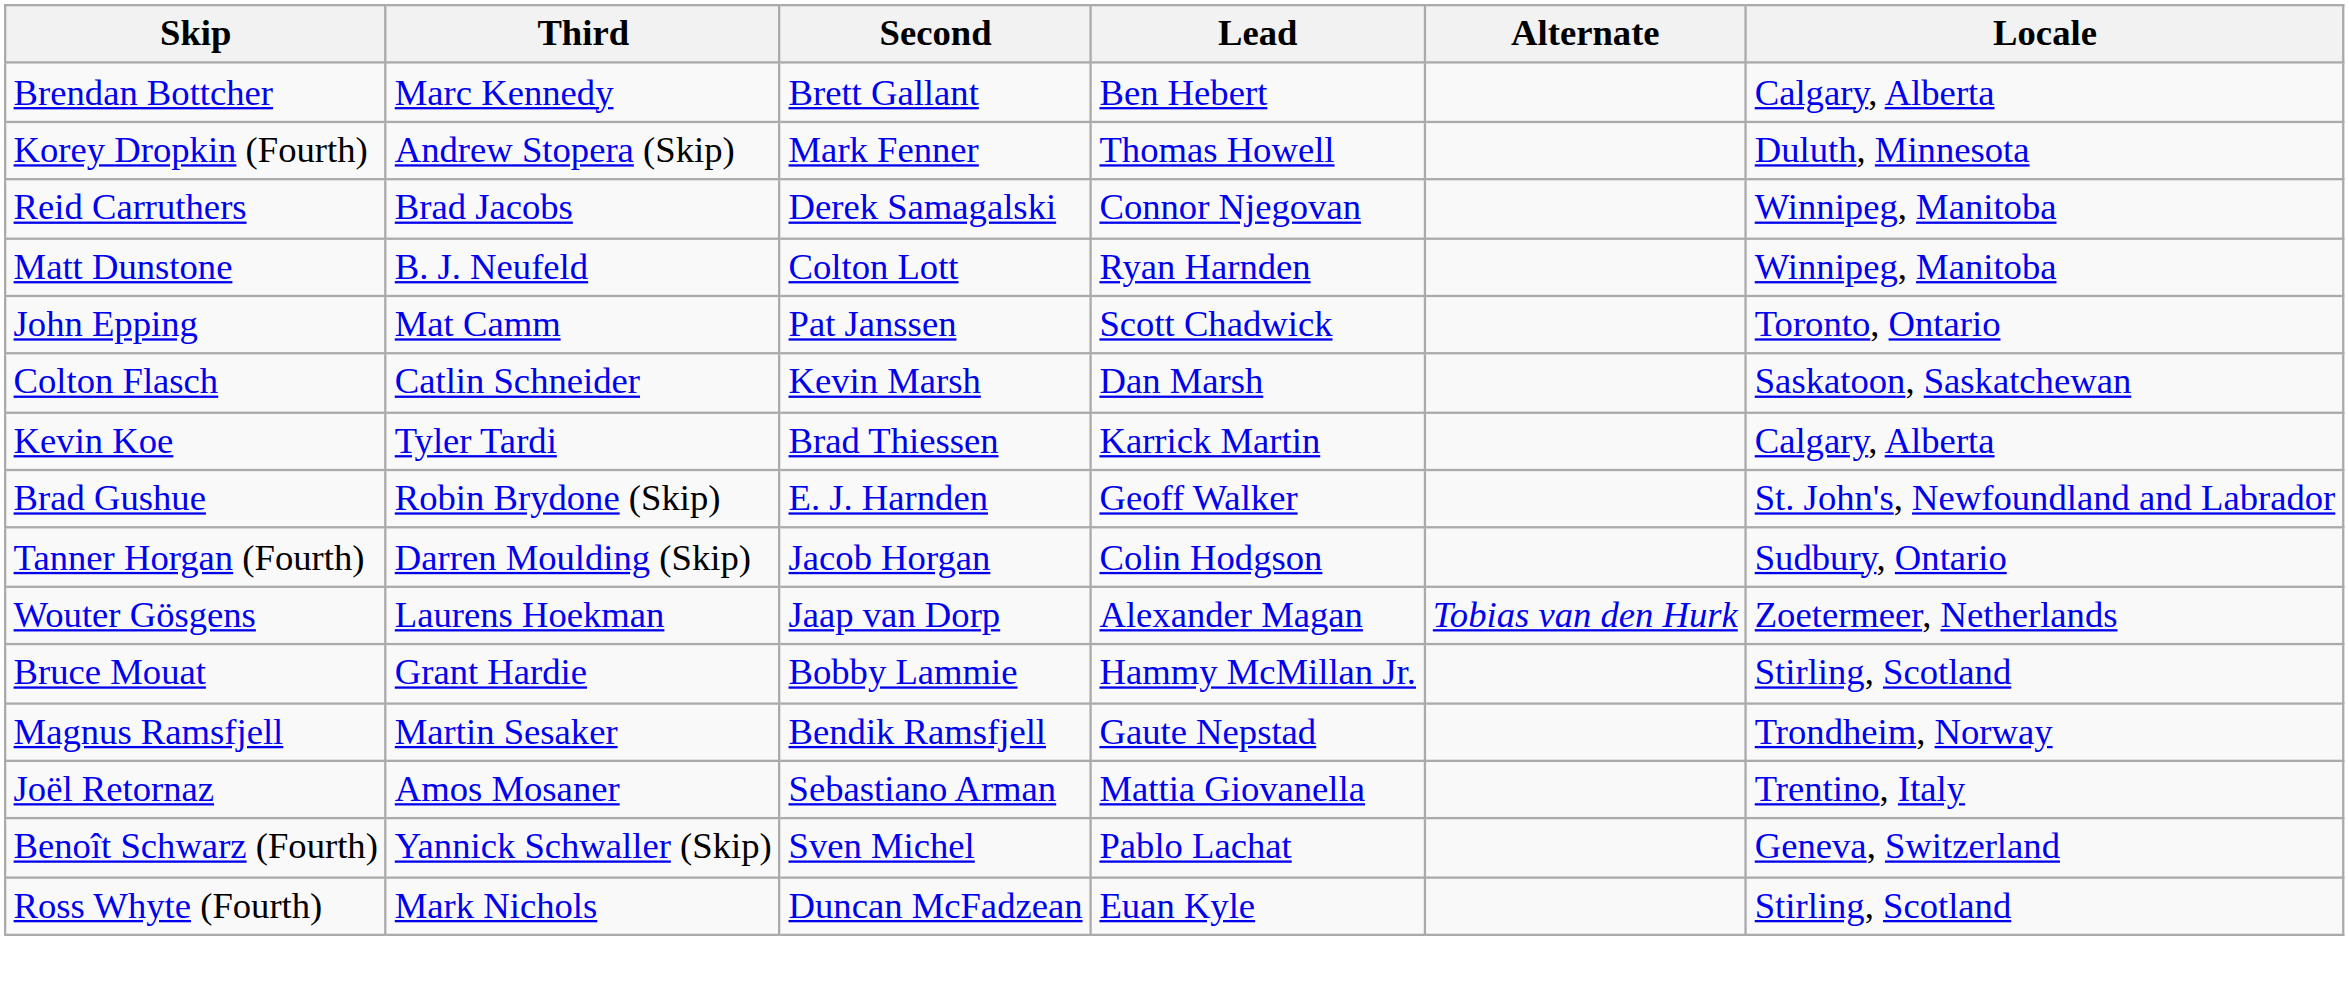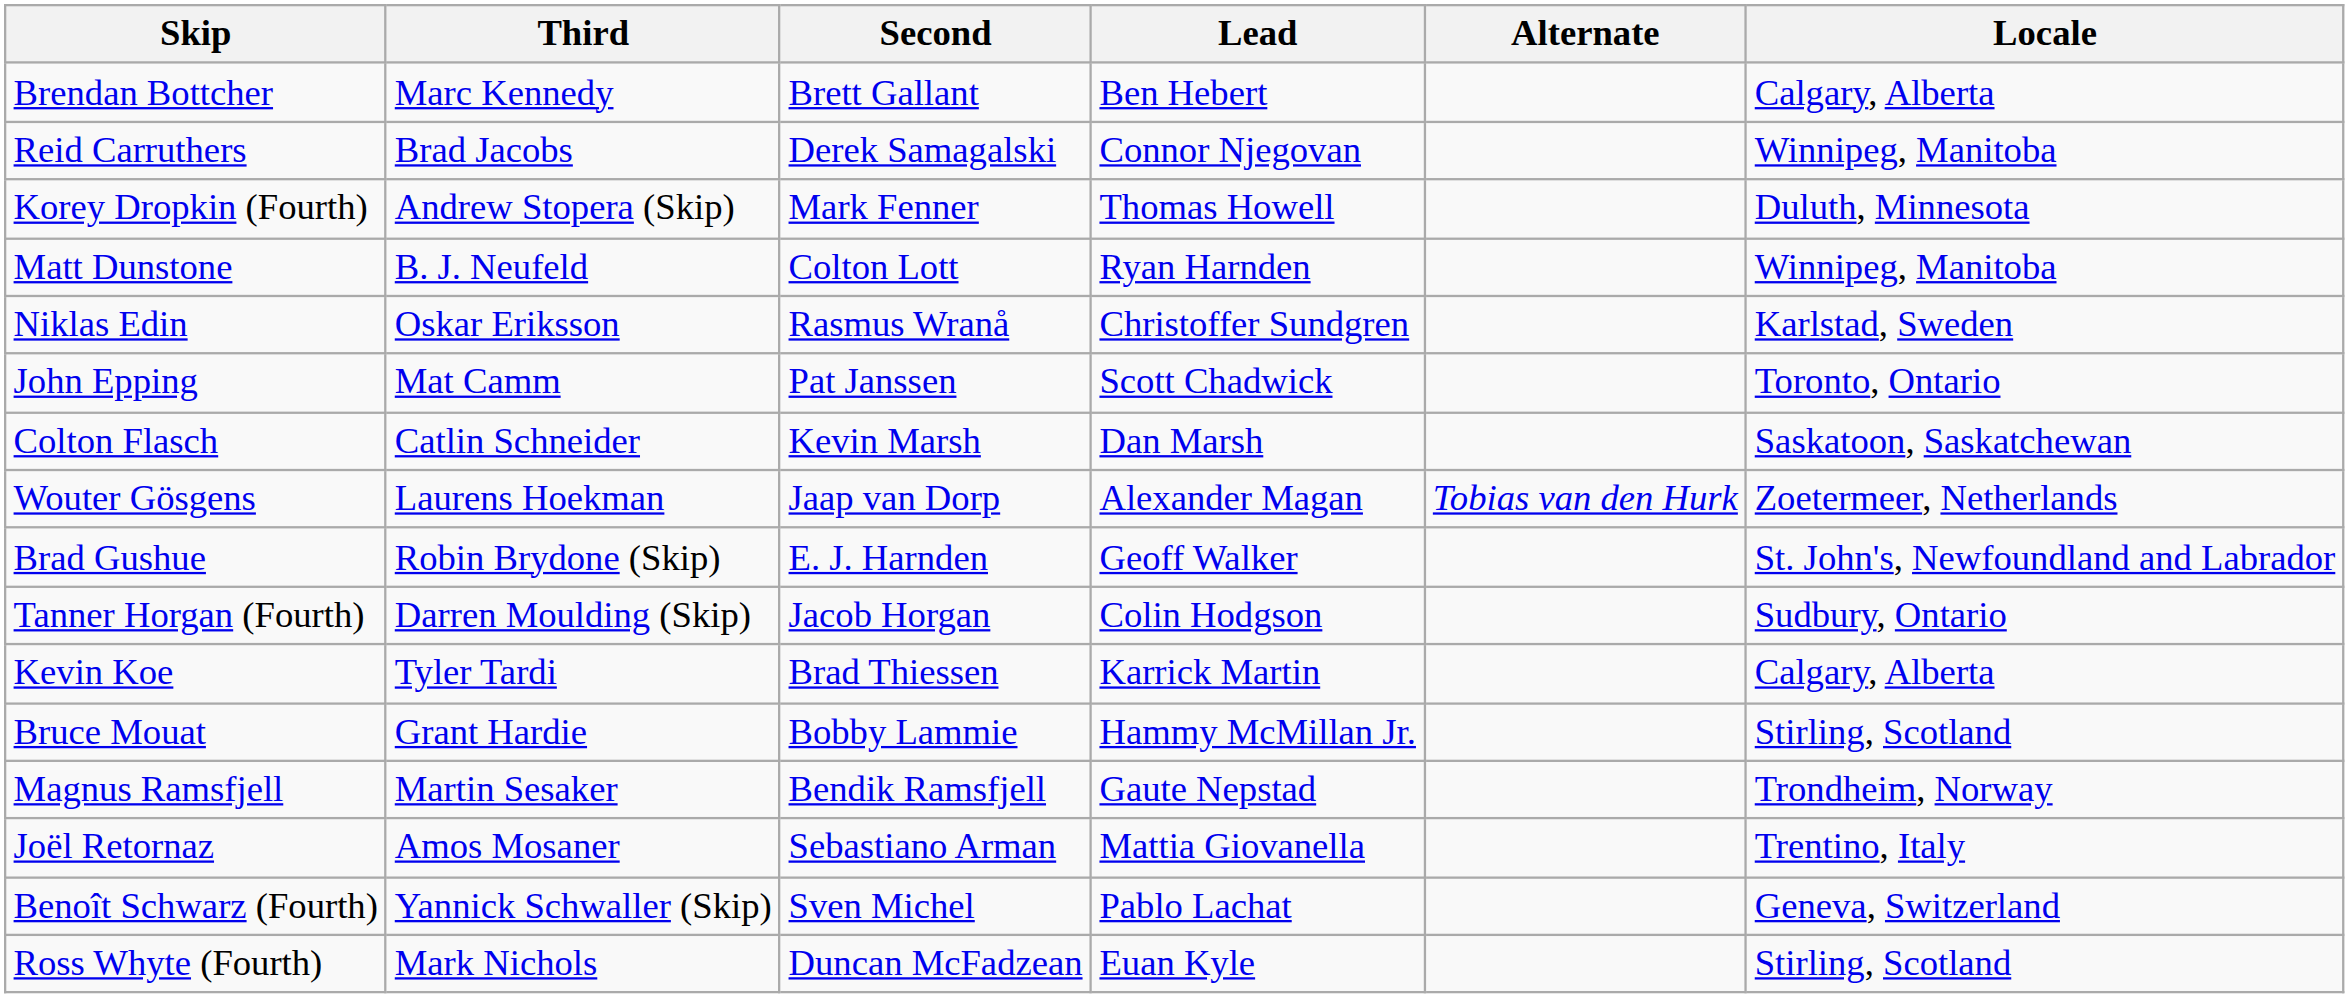rows swapped: (130, 207) <-> (191, 149)
+ row: (101, 324)
rows swapped: (135, 614) <-> (93, 440)
